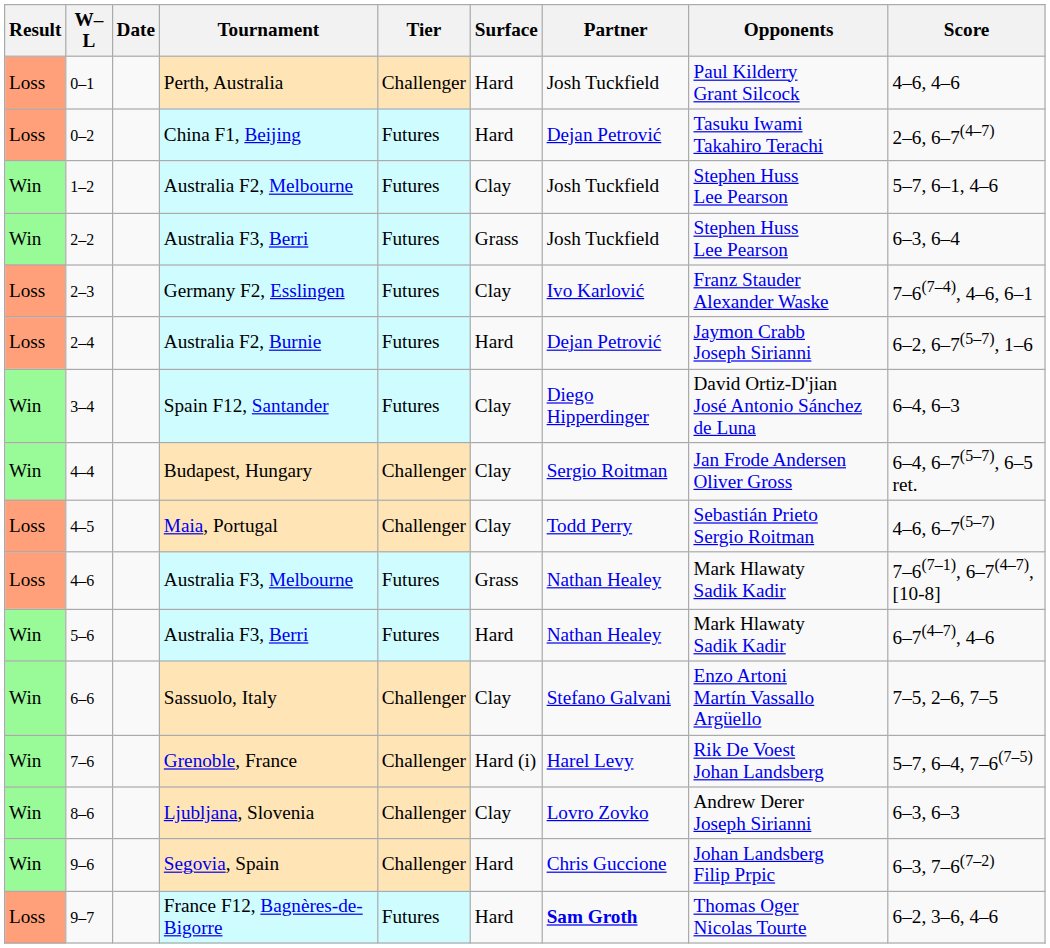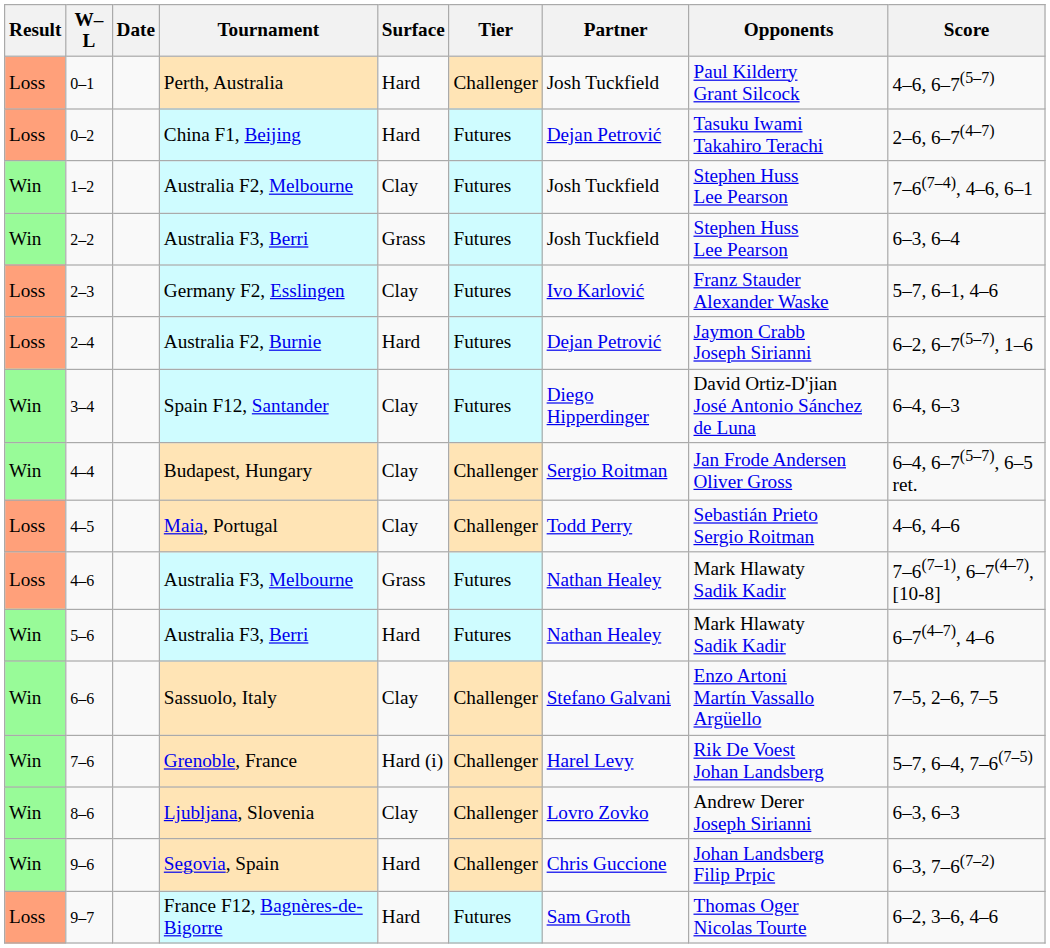columns swapped: (424, 30) <-> (506, 30)
(926, 82) 4–6, 4–6 -> (944, 82) 4–6, 6–7(5–7)
(945, 186) 5–7, 6–1, 4–6 -> (963, 186) 7–6(7–4), 4–6, 6–1
(963, 290) 7–6(7–4), 4–6, 6–1 -> (945, 290) 5–7, 6–1, 4–6
(944, 525) 4–6, 6–7(5–7) -> (926, 525) 4–6, 4–6
(592, 916) bold -> (589, 916) normal
